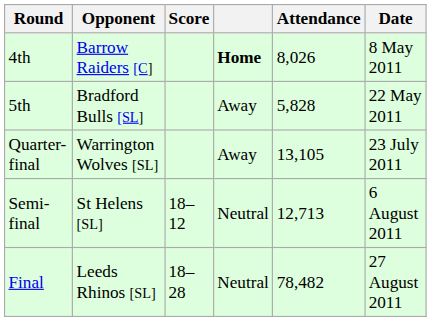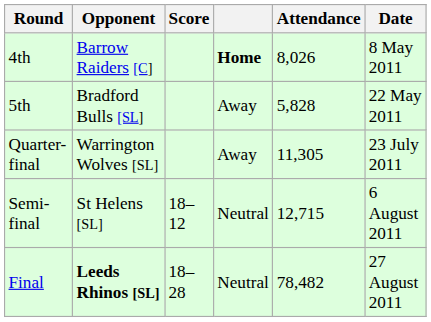(300, 154) 13,105 -> (300, 154) 11,305
(300, 213) 12,713 -> (300, 213) 12,715
(116, 282) normal -> (118, 282) bold
